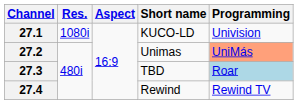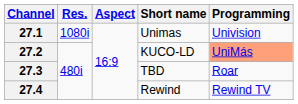(167, 33) KUCO-LD -> (161, 33) Unimas
(161, 52) Unimas -> (167, 52) KUCO-LD
(225, 71) lightblue background -> (225, 71) no background
